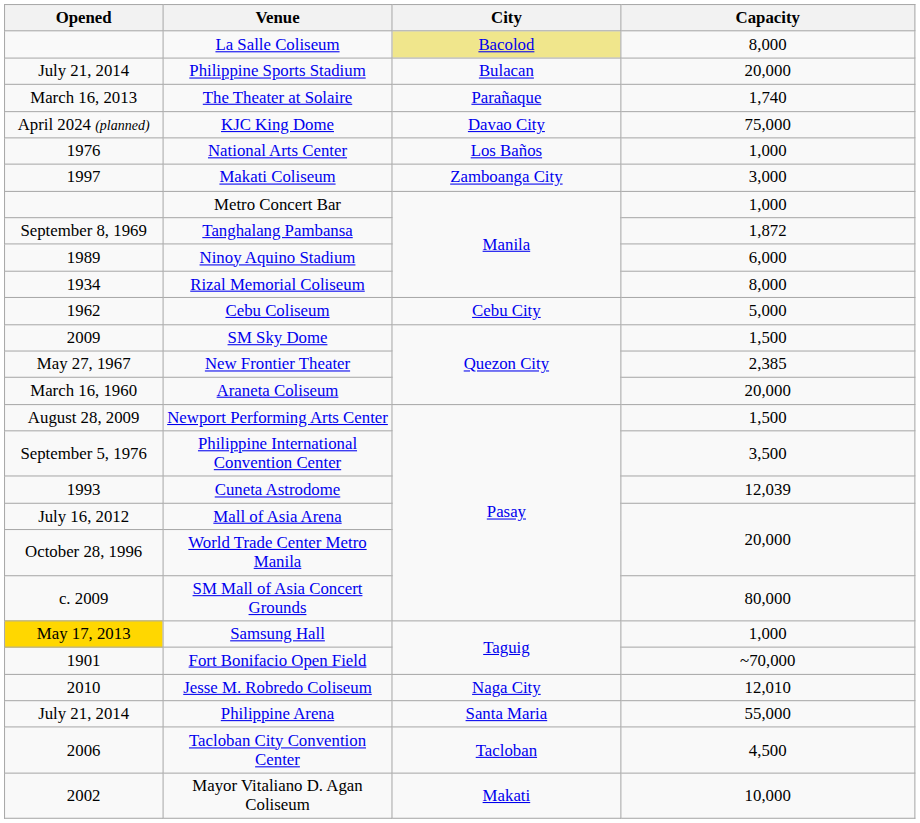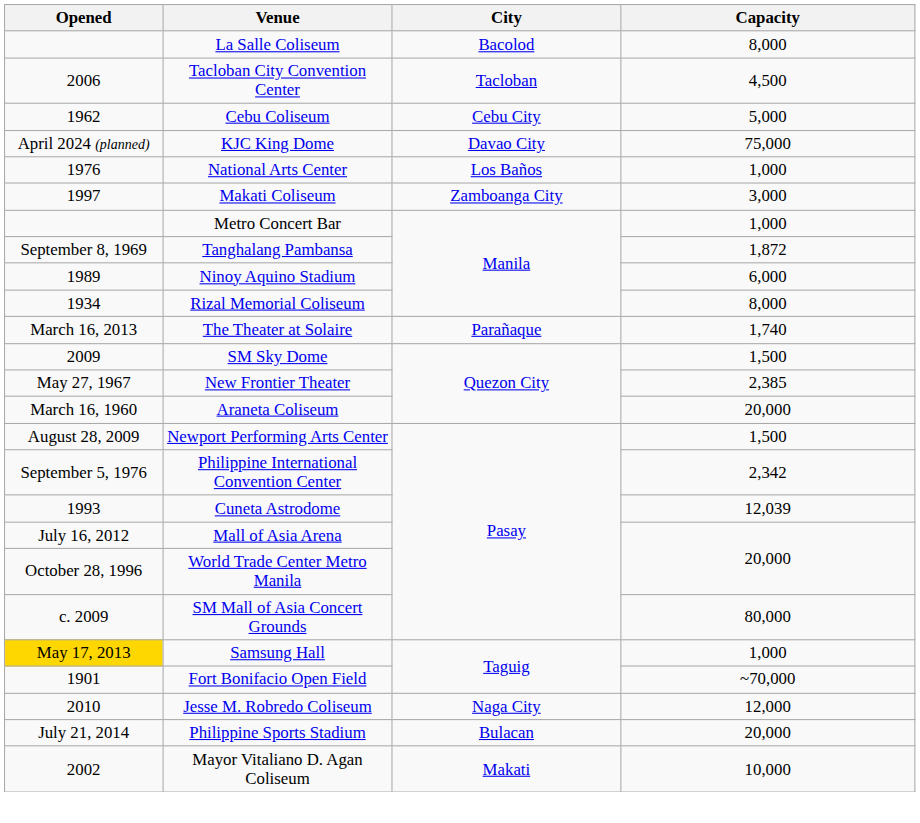(506, 44) khaki background -> (506, 44) no background
rows swapped: (278, 71) <-> (278, 750)
rows swapped: (278, 310) <-> (278, 97)
(768, 453) 3,500 -> (768, 472) 2,342
(768, 687) 12,010 -> (768, 706) 12,000
- row: (278, 713)
